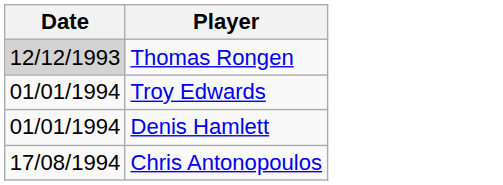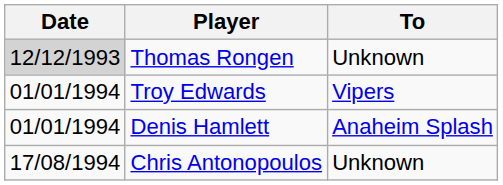+ column: (413, 22)
